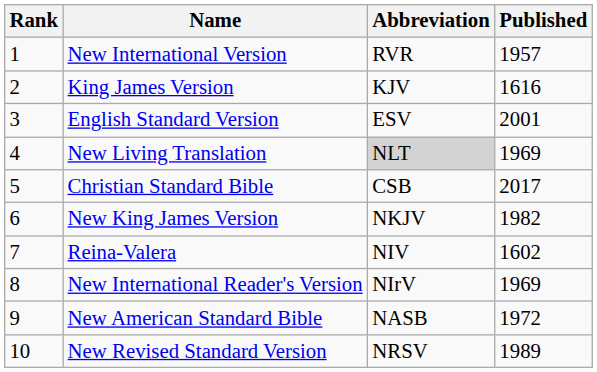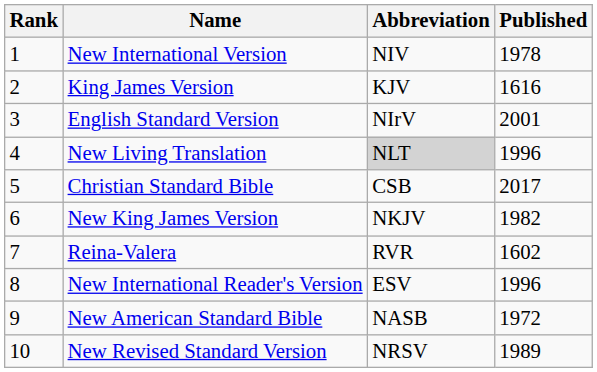(393, 53) RVR -> (391, 53) NIV
(520, 53) 1957 -> (520, 53) 1978
(392, 119) ESV -> (394, 119) NIrV
(520, 152) 1969 -> (520, 152) 1996
(391, 251) NIV -> (393, 251) RVR
(394, 284) NIrV -> (392, 284) ESV
(520, 284) 1969 -> (520, 284) 1996
